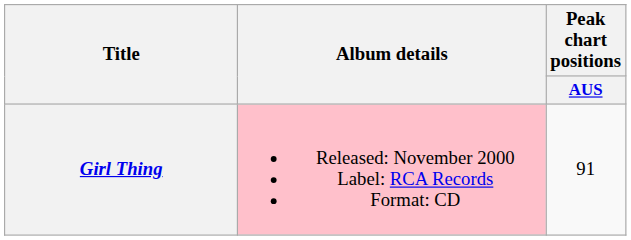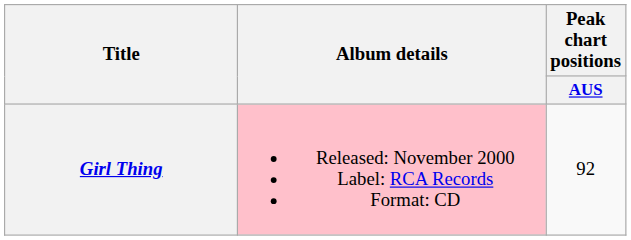(586, 169) 91 -> (586, 169) 92
